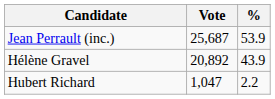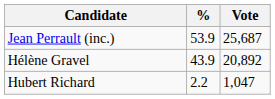columns swapped: (212, 15) <-> (254, 15)
